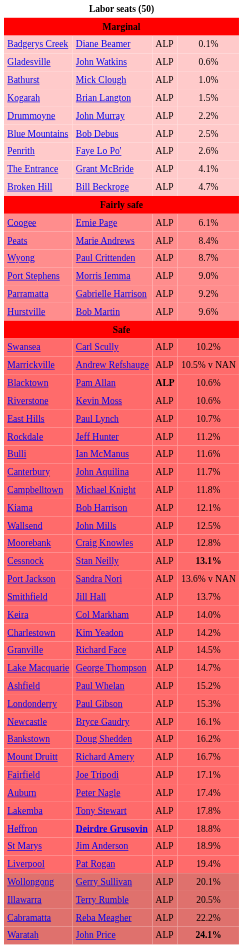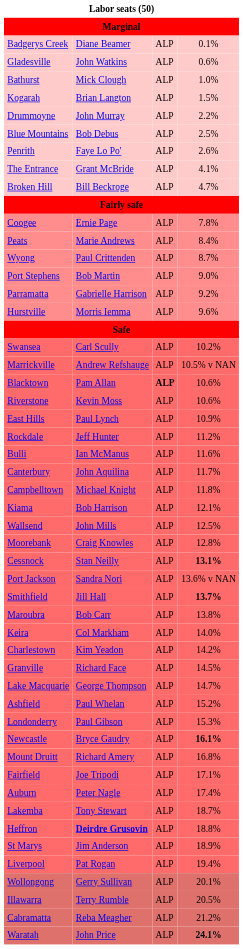(208, 222) 6.1% -> (208, 222) 7.8%
(103, 276) Morris Iemma -> (98, 276) Bob Martin
(98, 311) Bob Martin -> (103, 311) Morris Iemma
(208, 418) 10.7% -> (208, 418) 10.9%
(208, 596) normal -> (208, 596) bold
+ row: (26, 614)
(208, 721) normal -> (208, 739) bold
- row: (29, 739)
(208, 757) 16.7% -> (208, 757) 16.8%
(208, 810) 17.8% -> (208, 810) 18.7%
(208, 917) 22.2% -> (208, 917) 21.2%
